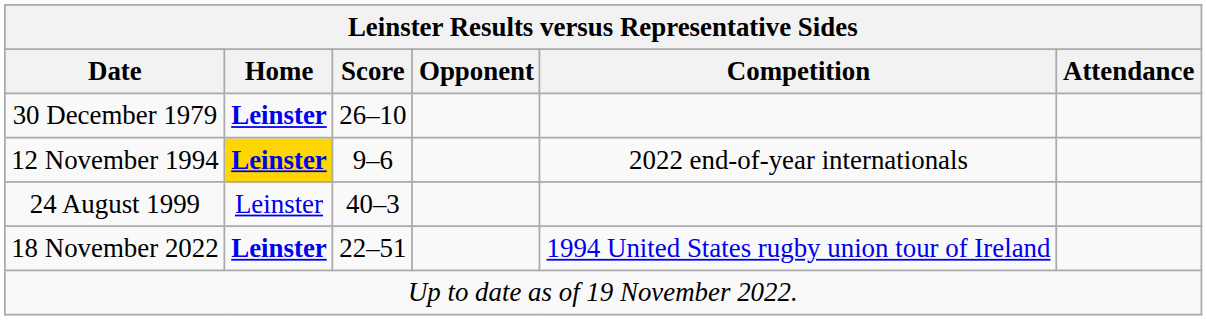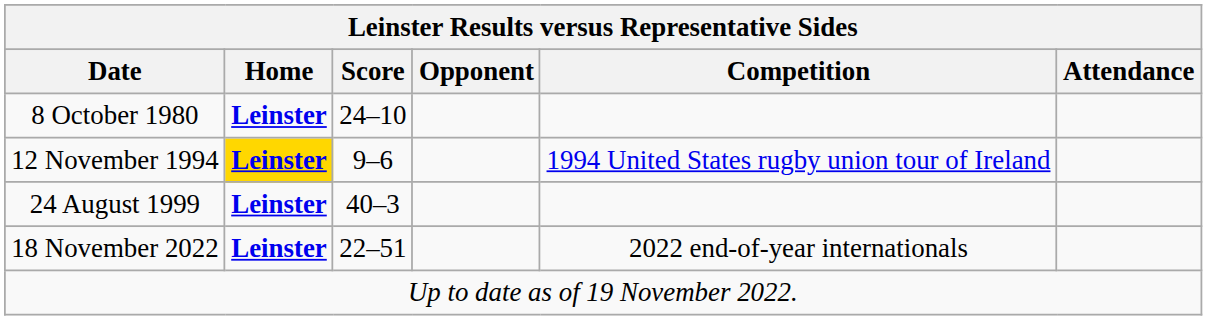- row: (115, 115)
+ row: (115, 115)
(799, 159) 2022 end-of-year internationals -> (799, 159) 1994 United States rugby union tour of Ireland
(279, 204) normal -> (279, 204) bold
(799, 248) 1994 United States rugby union tour of Ireland -> (799, 248) 2022 end-of-year internationals
